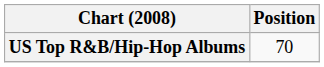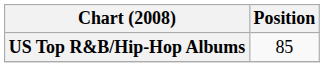(284, 47) 70 -> (284, 47) 85
